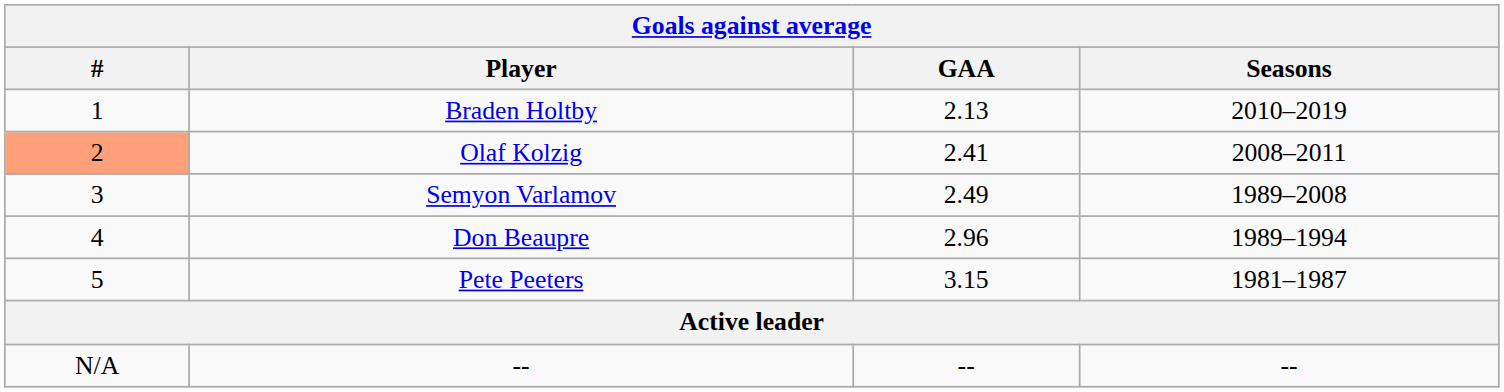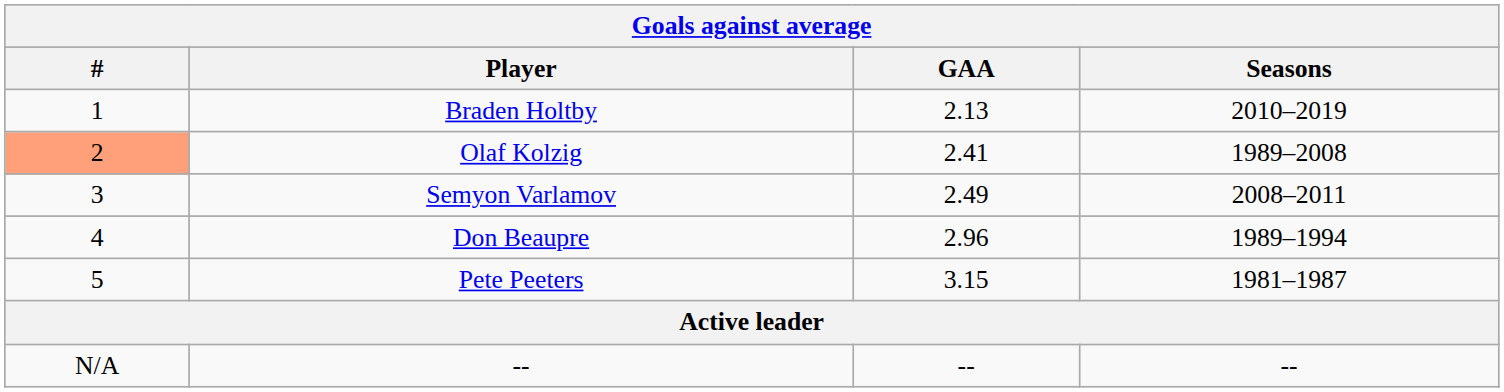(1289, 152) 2008–2011 -> (1289, 152) 1989–2008
(1289, 195) 1989–2008 -> (1289, 195) 2008–2011
